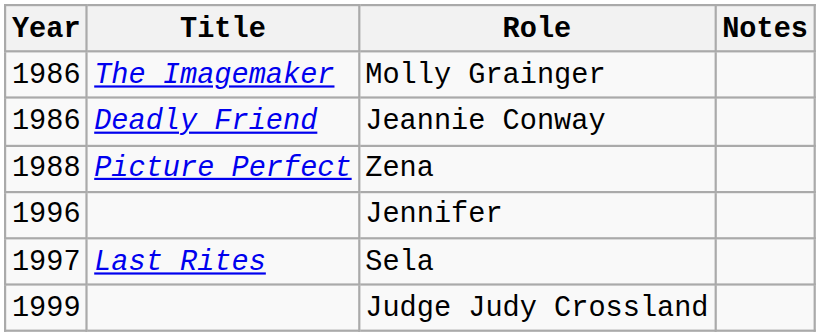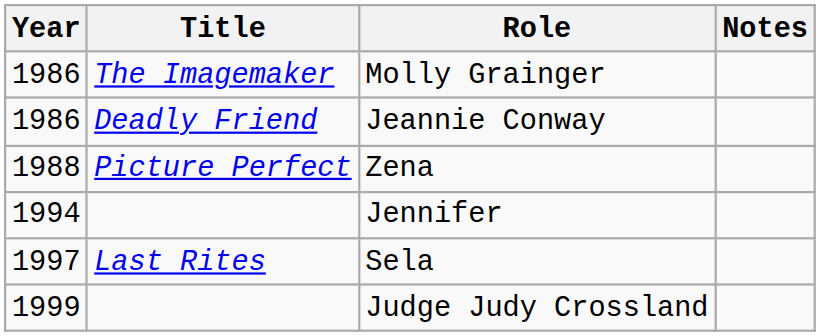(46, 215) 1996 -> (46, 215) 1994
